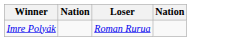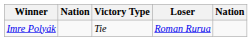+ column: (122, 12)
